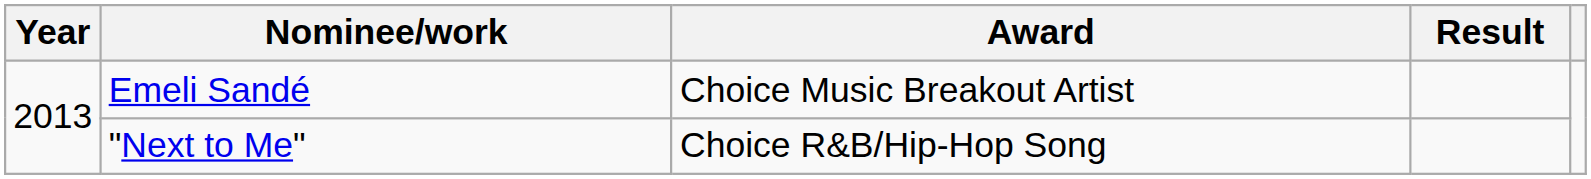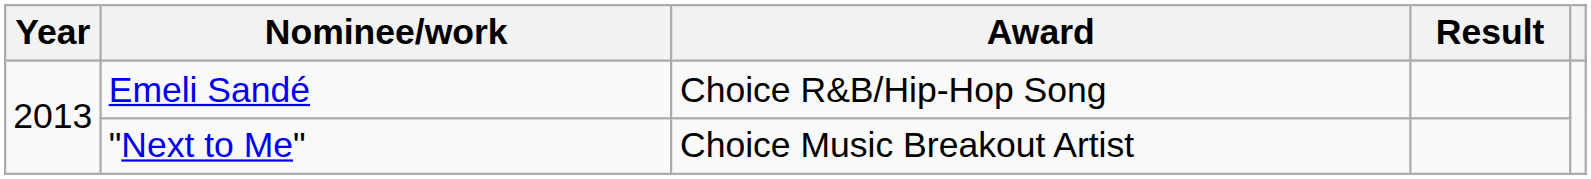(907, 88) Choice Music Breakout Artist -> (893, 88) Choice R&B/Hip-Hop Song
(893, 145) Choice R&B/Hip-Hop Song -> (907, 145) Choice Music Breakout Artist
